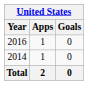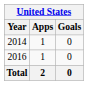rows swapped: (17, 57) <-> (17, 42)
